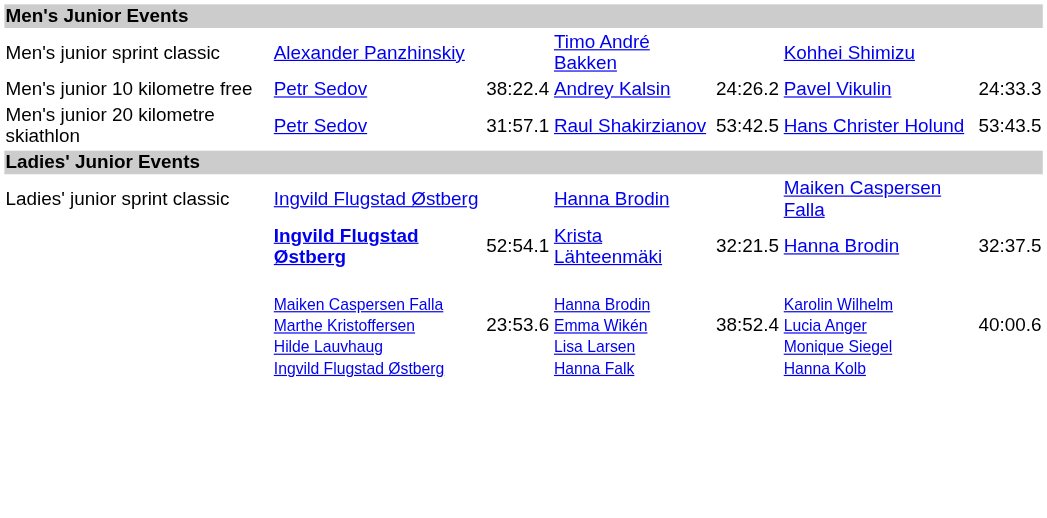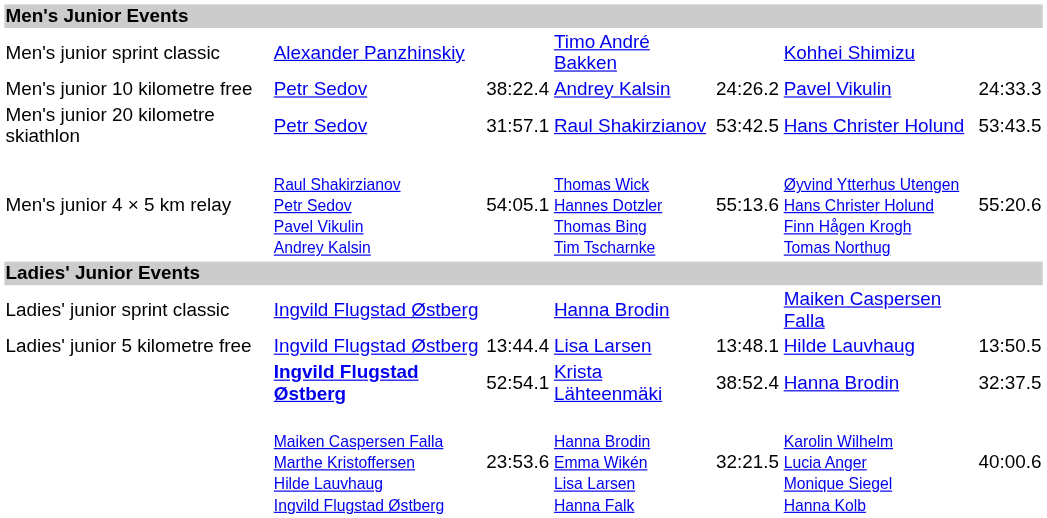+ row: (608, 216)
+ row: (603, 346)
(748, 246) 32:21.5 -> (748, 383) 38:52.4
(748, 325) 38:52.4 -> (748, 462) 32:21.5
